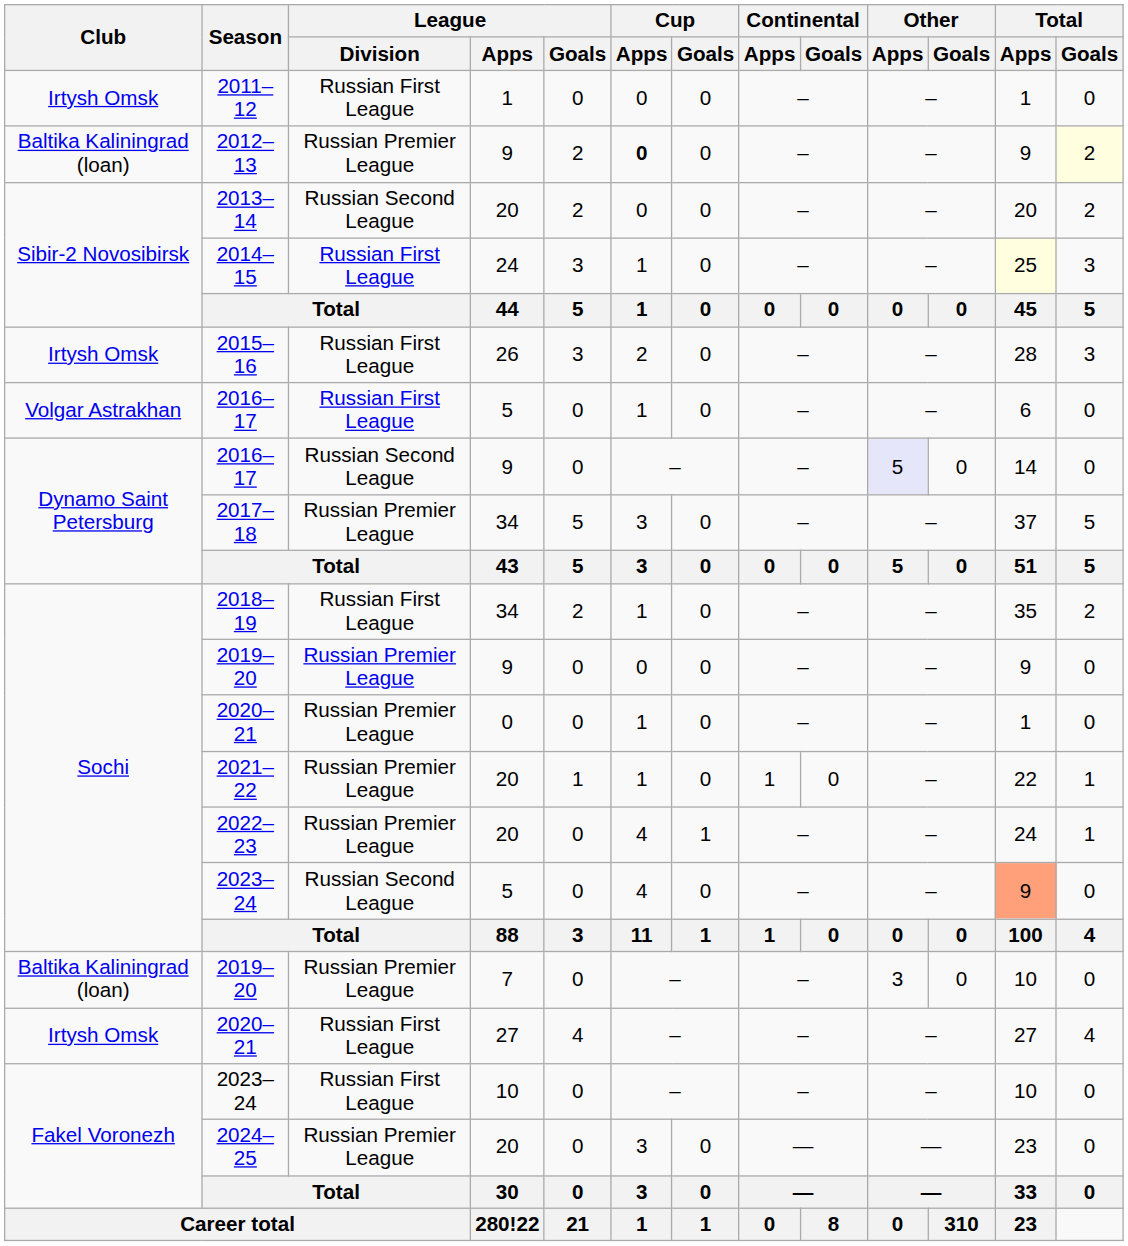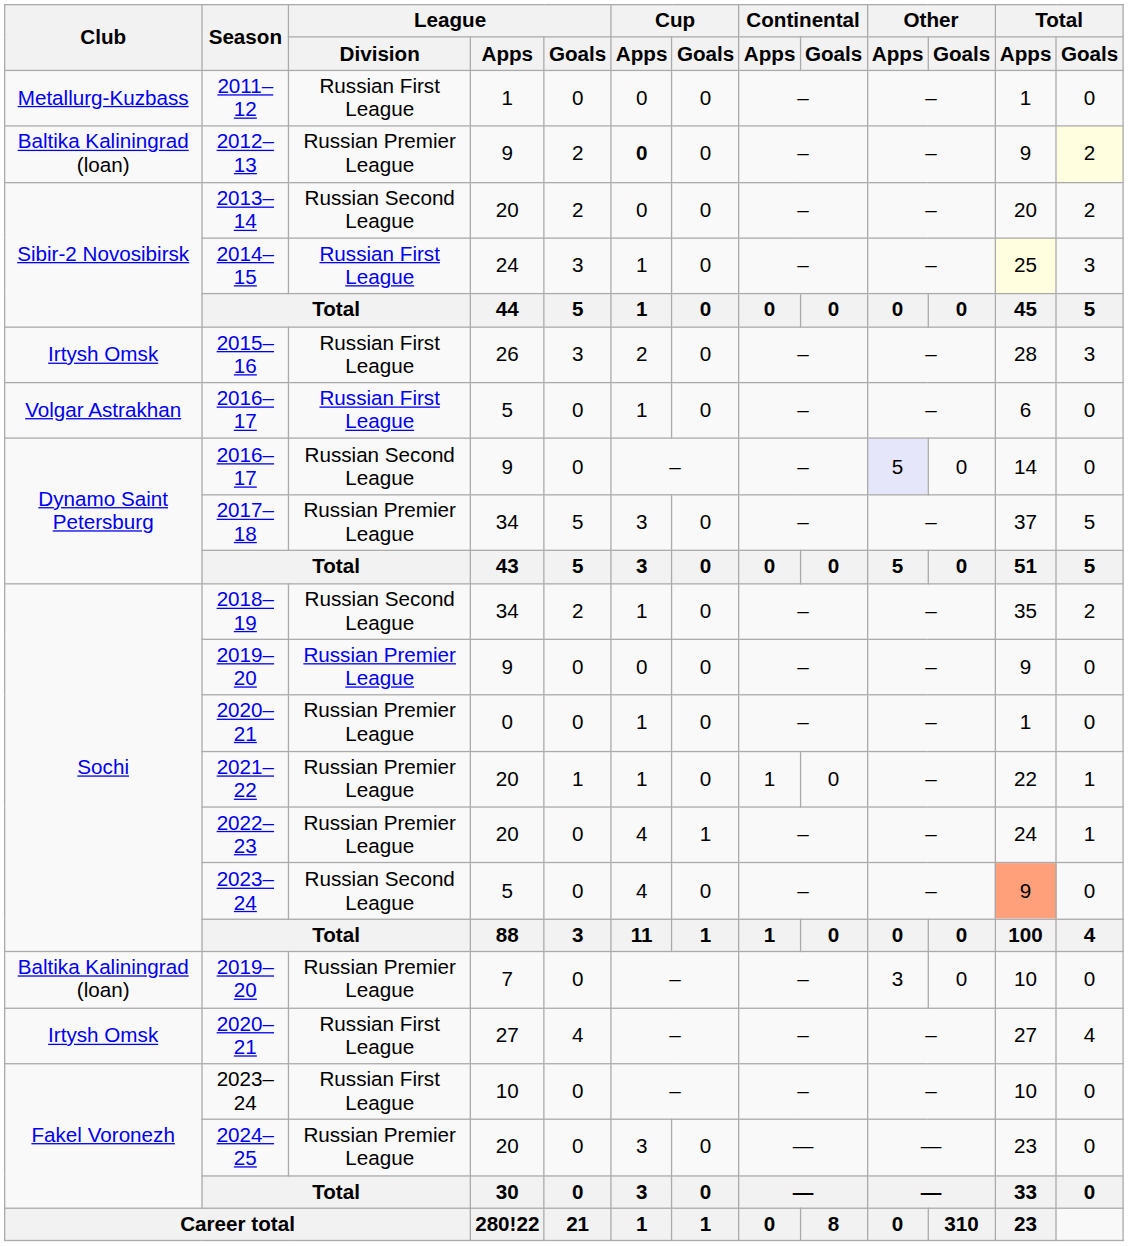(103, 97) Irtysh Omsk -> (103, 97) Metallurg-Kuzbass
(380, 611) Russian First League -> (380, 611) Russian Second League
